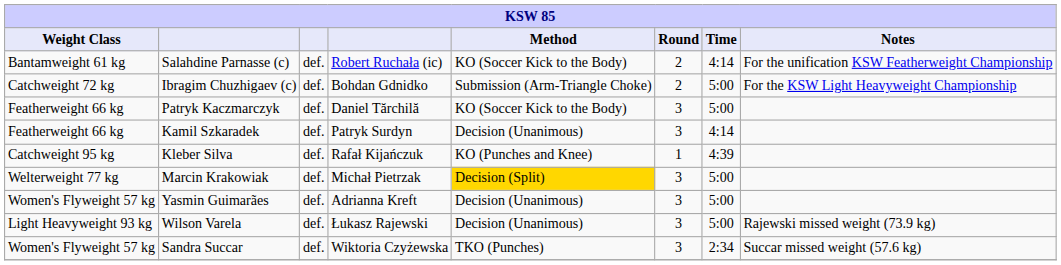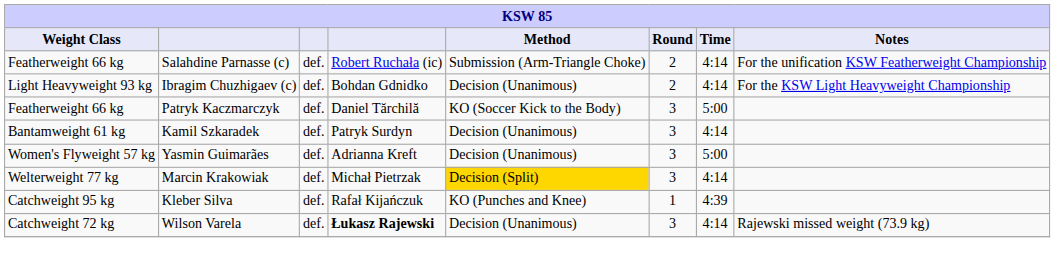(67, 62) Bantamweight 61 kg -> (66, 62) Featherweight 66 kg
(541, 62) KO (Soccer Kick to the Body) -> (547, 62) Submission (Arm-Triangle Choke)
(61, 85) Catchweight 72 kg -> (80, 85) Light Heavyweight 93 kg
(553, 85) Submission (Arm-Triangle Choke) -> (513, 85) Decision (Unanimous)
(721, 85) 5:00 -> (715, 85) 4:14
(66, 131) Featherweight 66 kg -> (67, 131) Bantamweight 61 kg
rows swapped: (197, 155) <-> (215, 201)
(721, 178) 5:00 -> (715, 178) 4:14
(80, 224) Light Heavyweight 93 kg -> (61, 224) Catchweight 72 kg
(380, 224) normal -> (383, 224) bold
(721, 224) 5:00 -> (715, 224) 4:14
- row: (202, 247)
